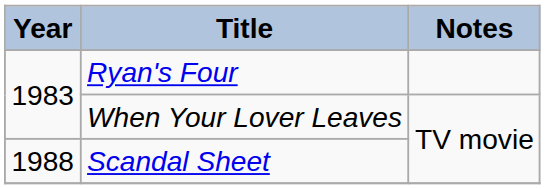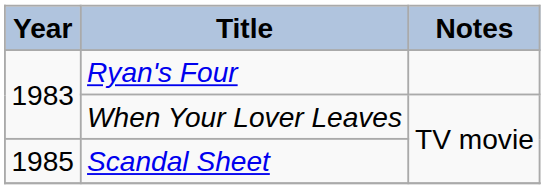(43, 162) 1988 -> (43, 162) 1985
